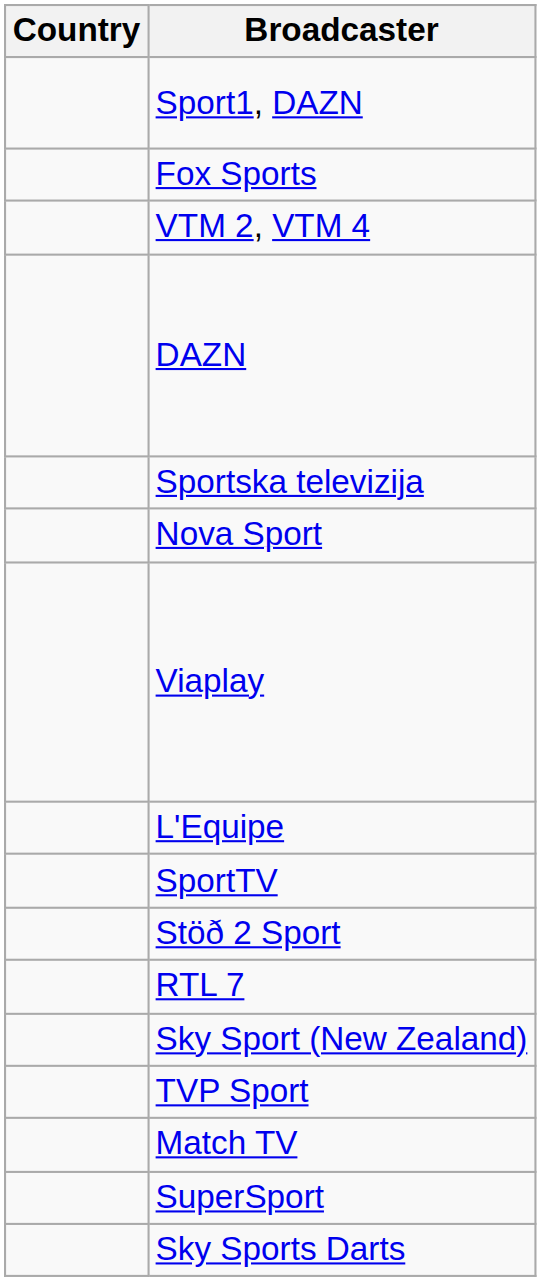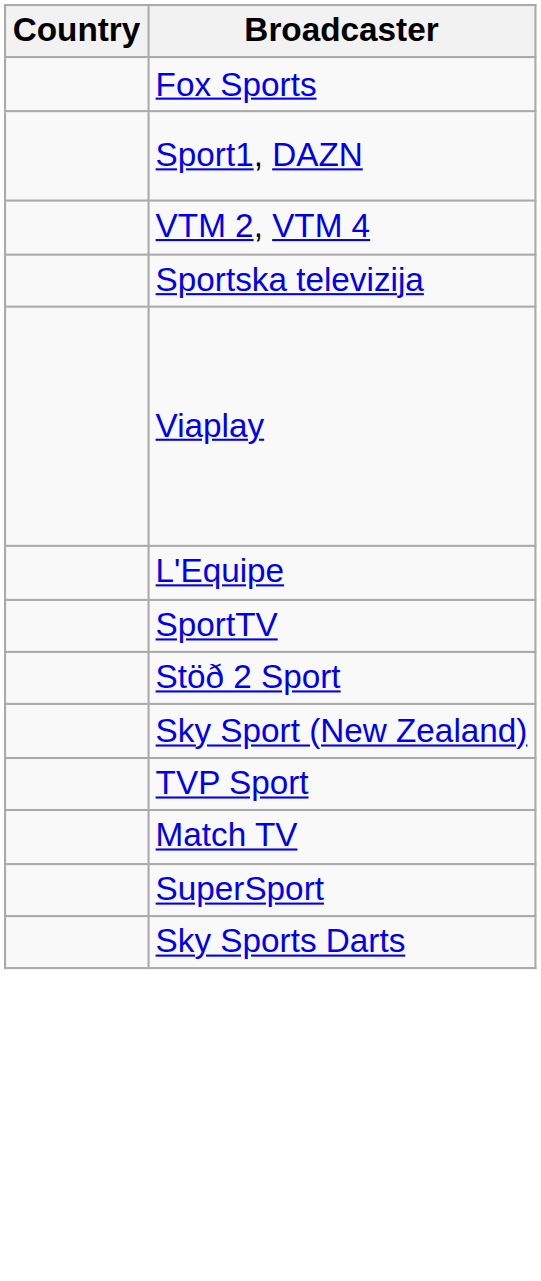rows swapped: (236, 173) <-> (259, 102)
- row: (201, 354)
- row: (239, 534)
- row: (200, 985)
